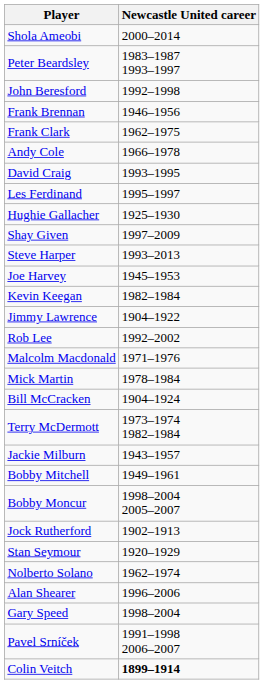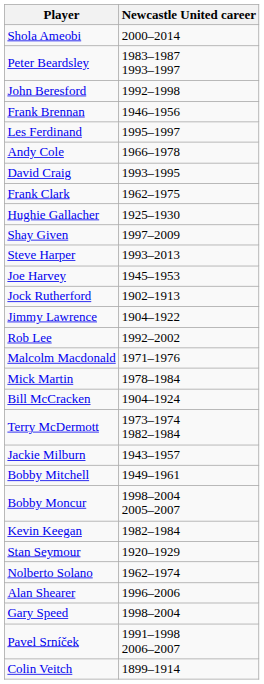rows swapped: (39, 132) <-> (45, 193)
rows swapped: (45, 296) <-> (49, 531)
(151, 669) bold -> (151, 669) normal
